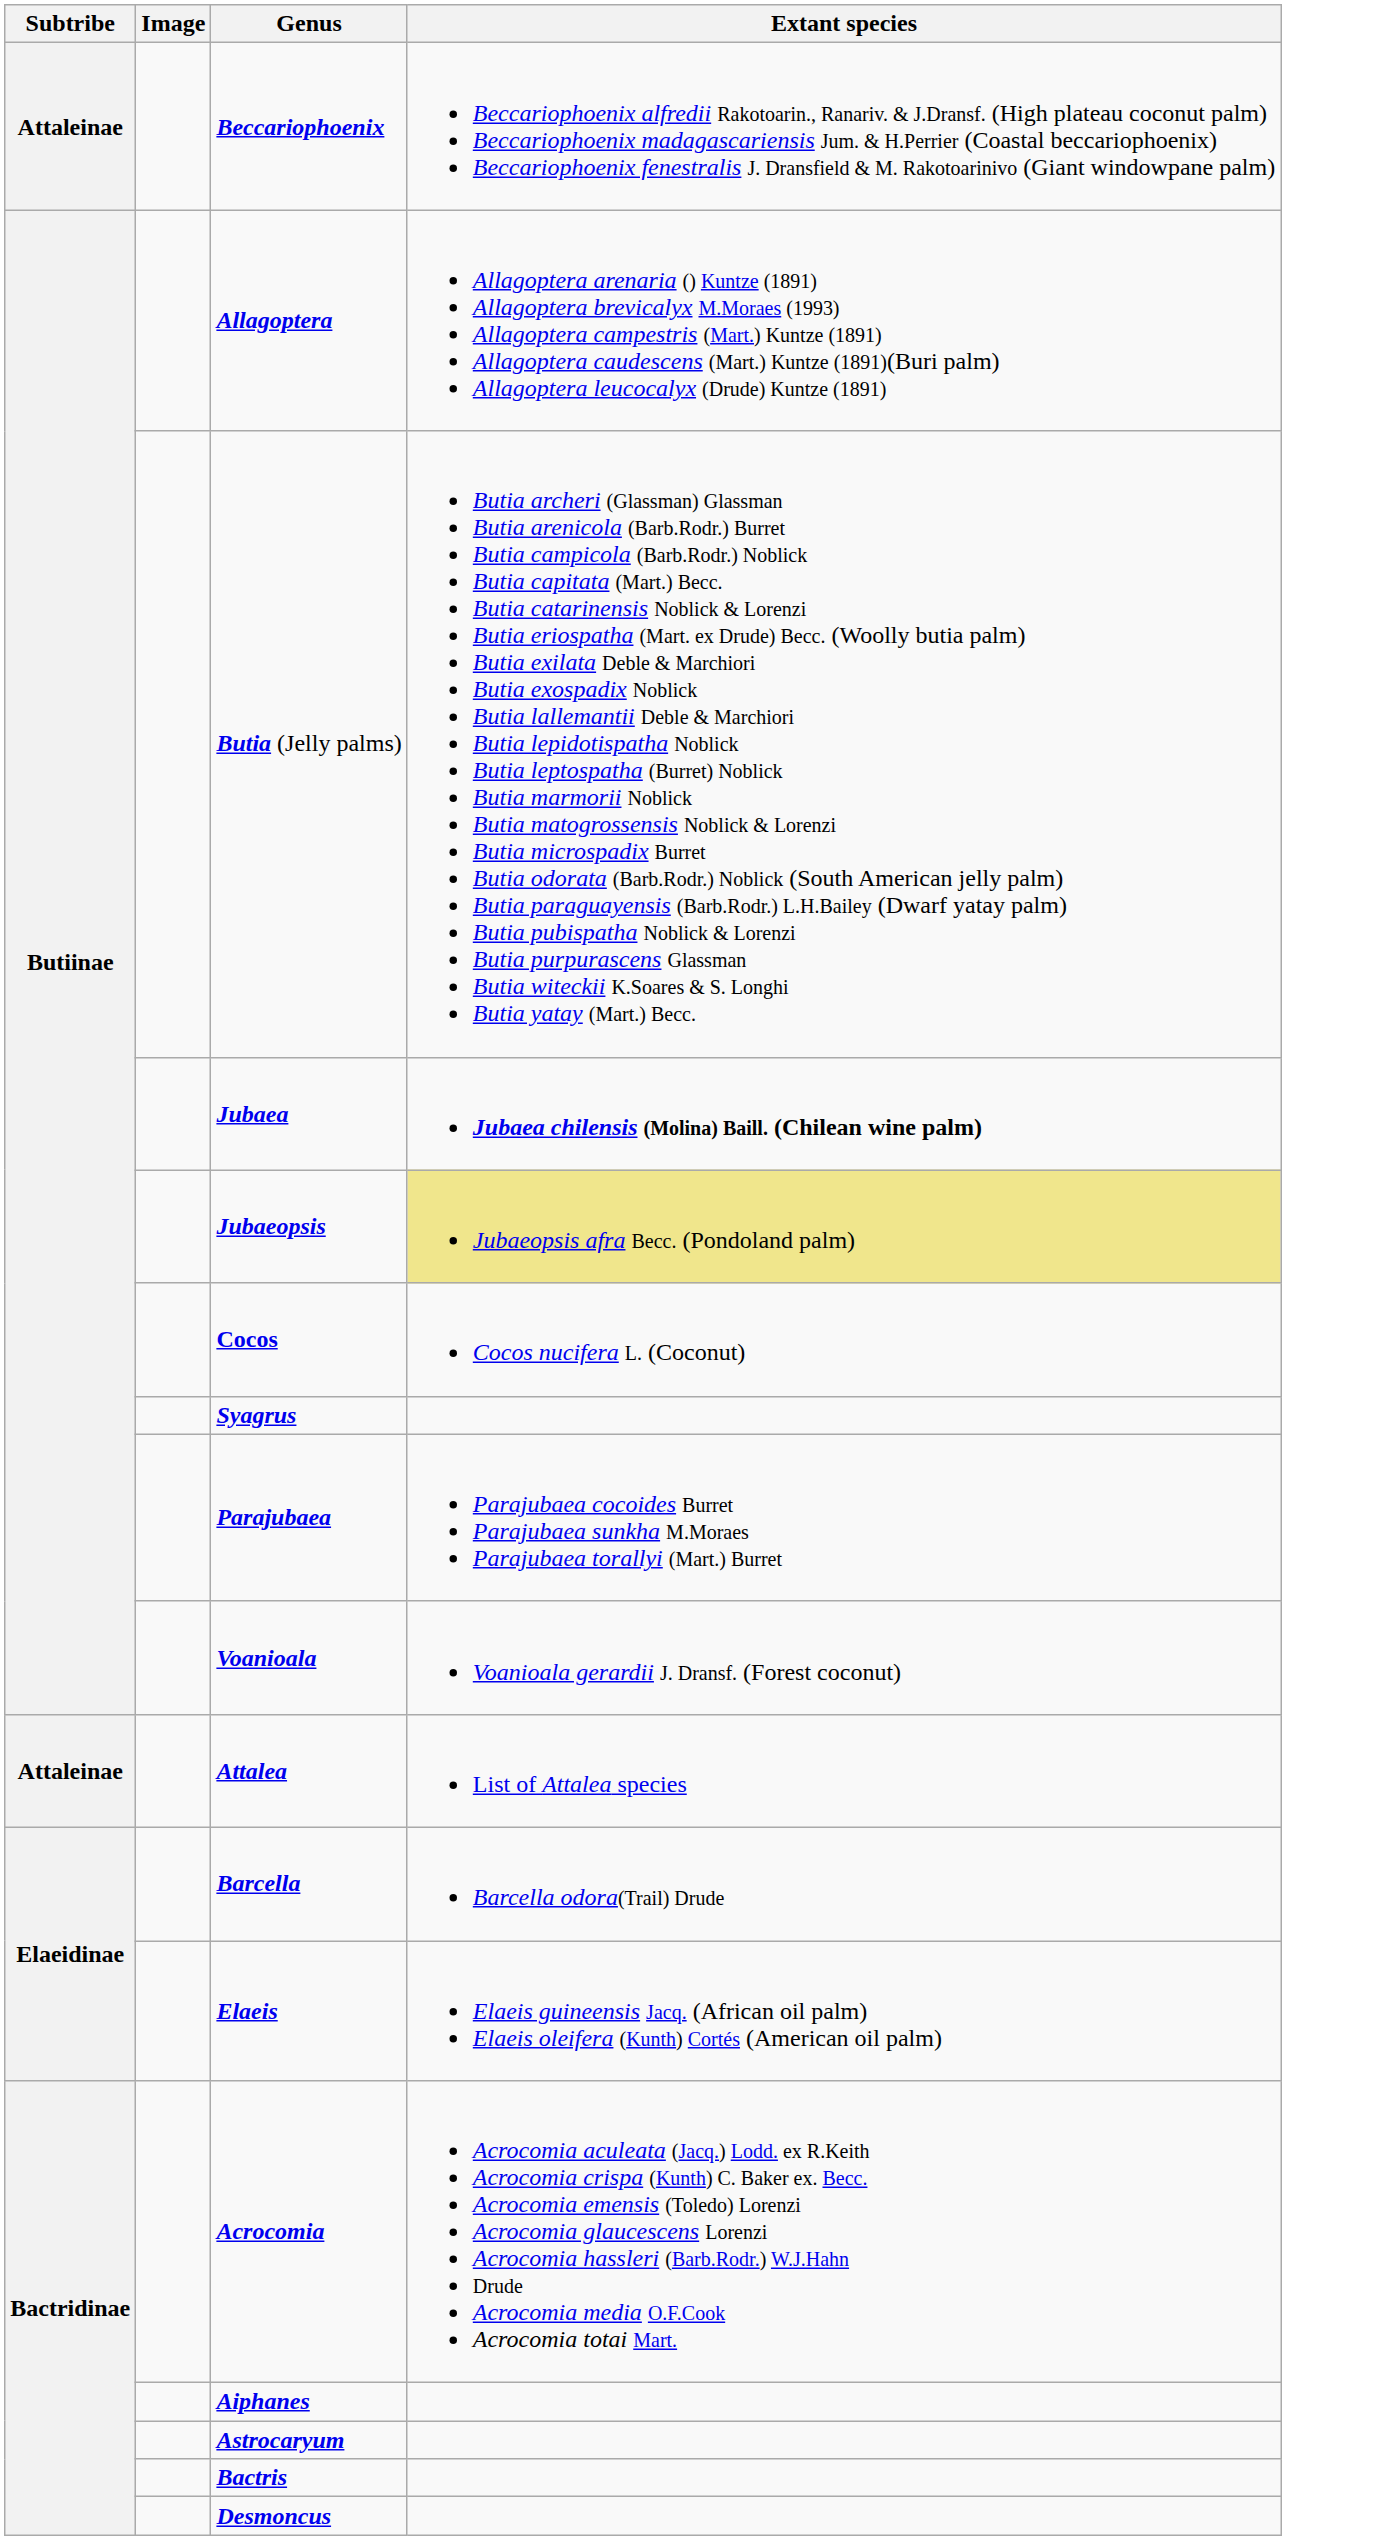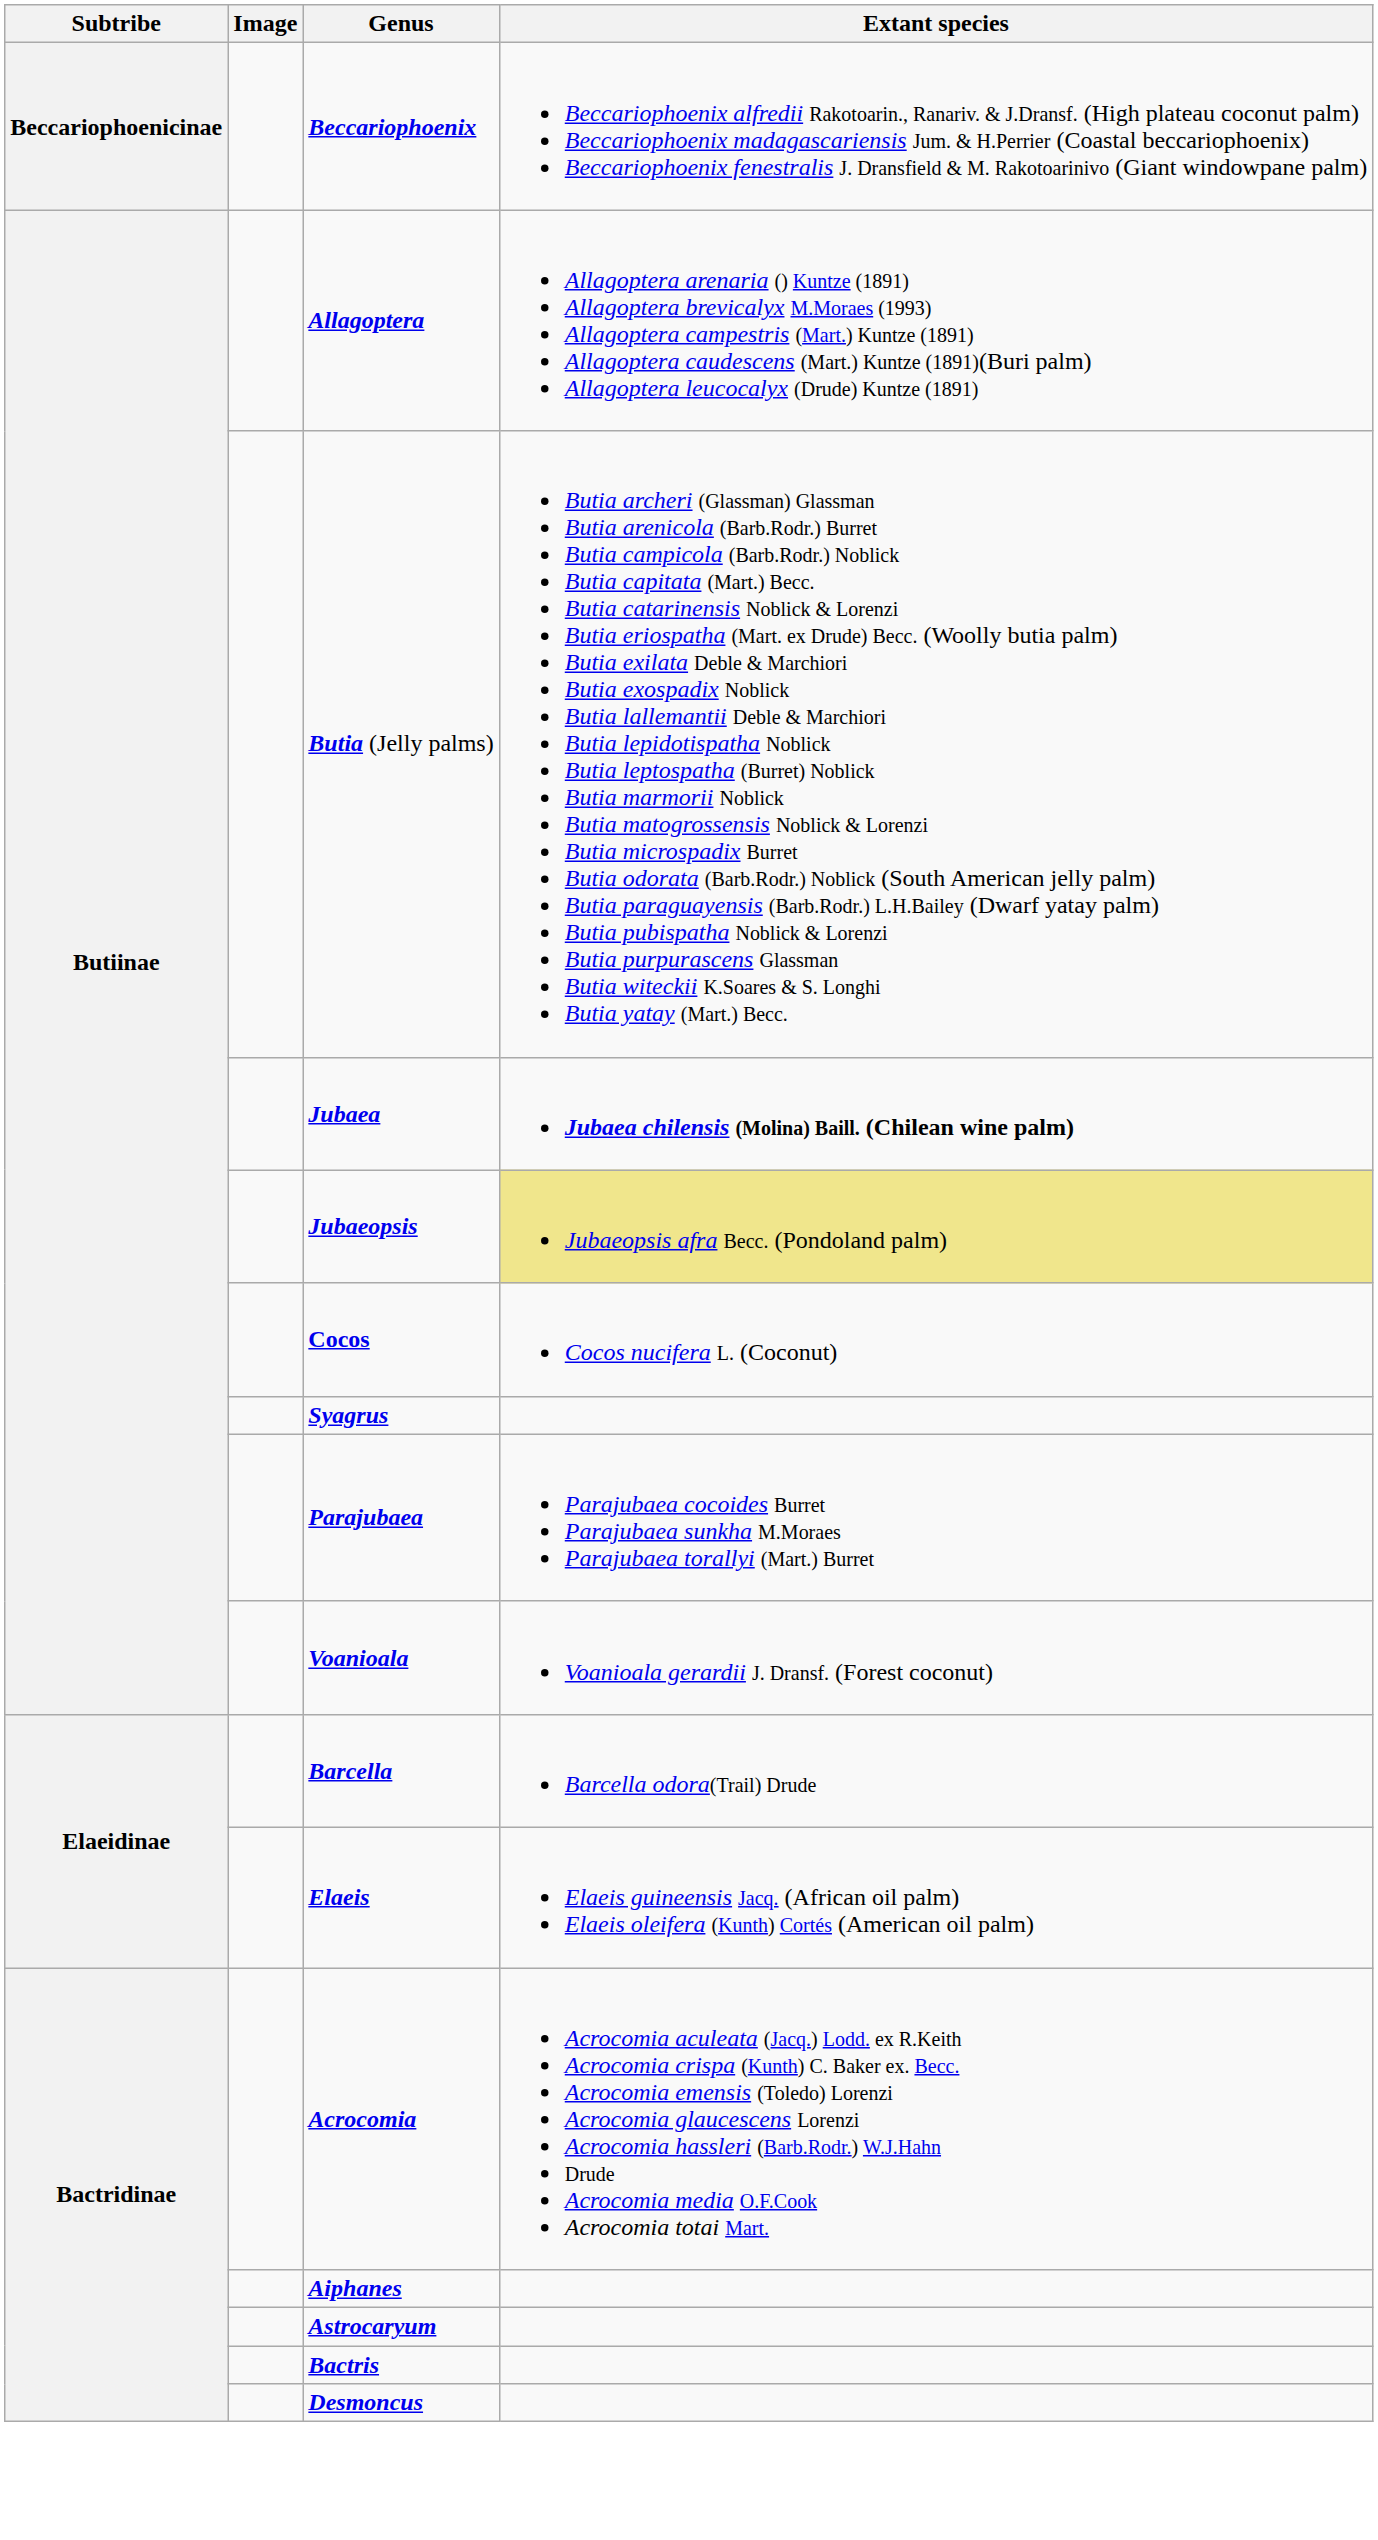(70, 126) Attaleinae -> (116, 126) Beccariophoenicinae
- row: (252, 1770)
